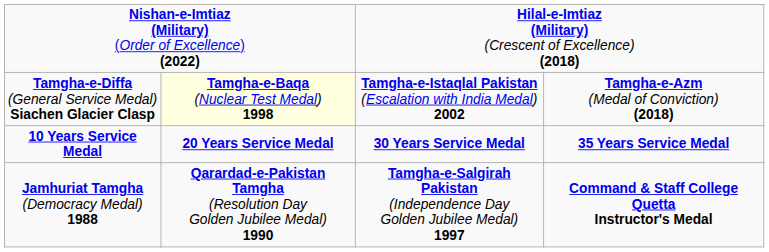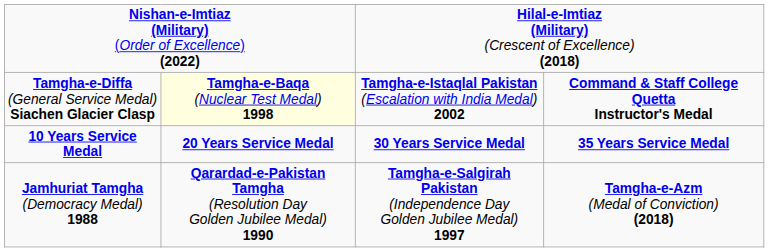(654, 99) Tamgha-e-Azm (Medal of Conviction) (2018) -> (654, 99) Command & Staff College Quetta Instructor's Medal
(654, 204) Command & Staff College Quetta Instructor's Medal -> (654, 204) Tamgha-e-Azm (Medal of Conviction) (2018)
